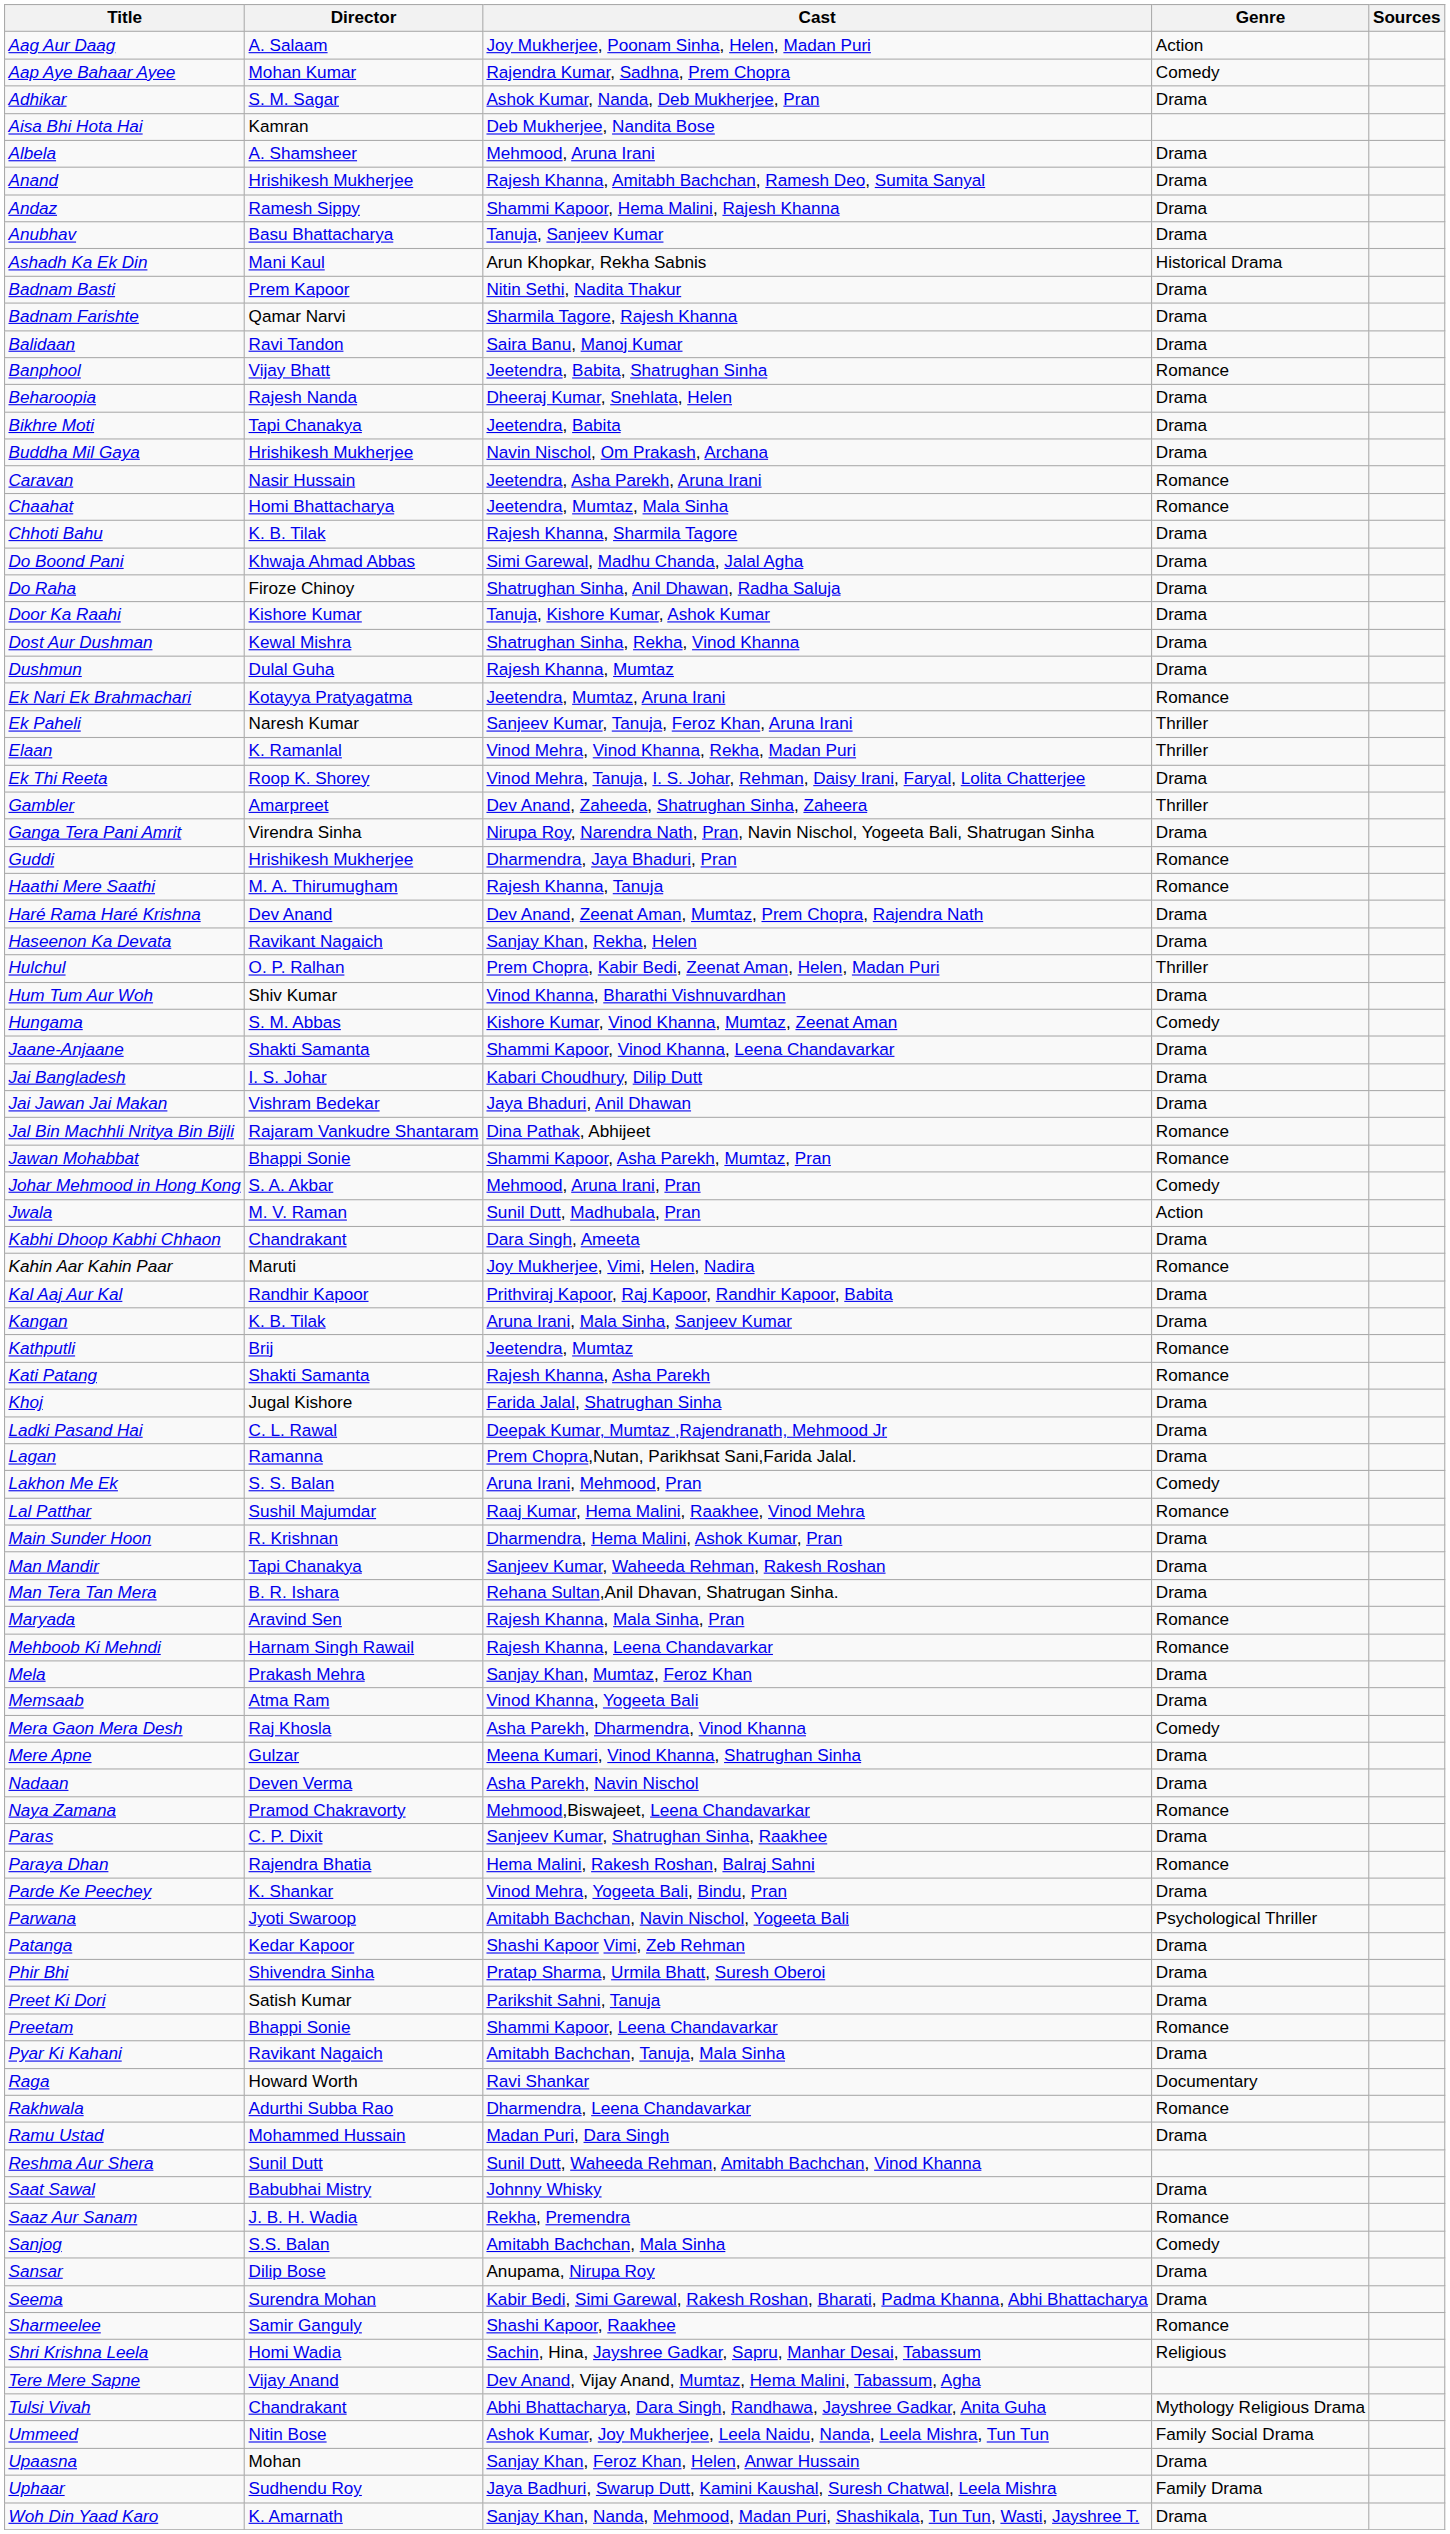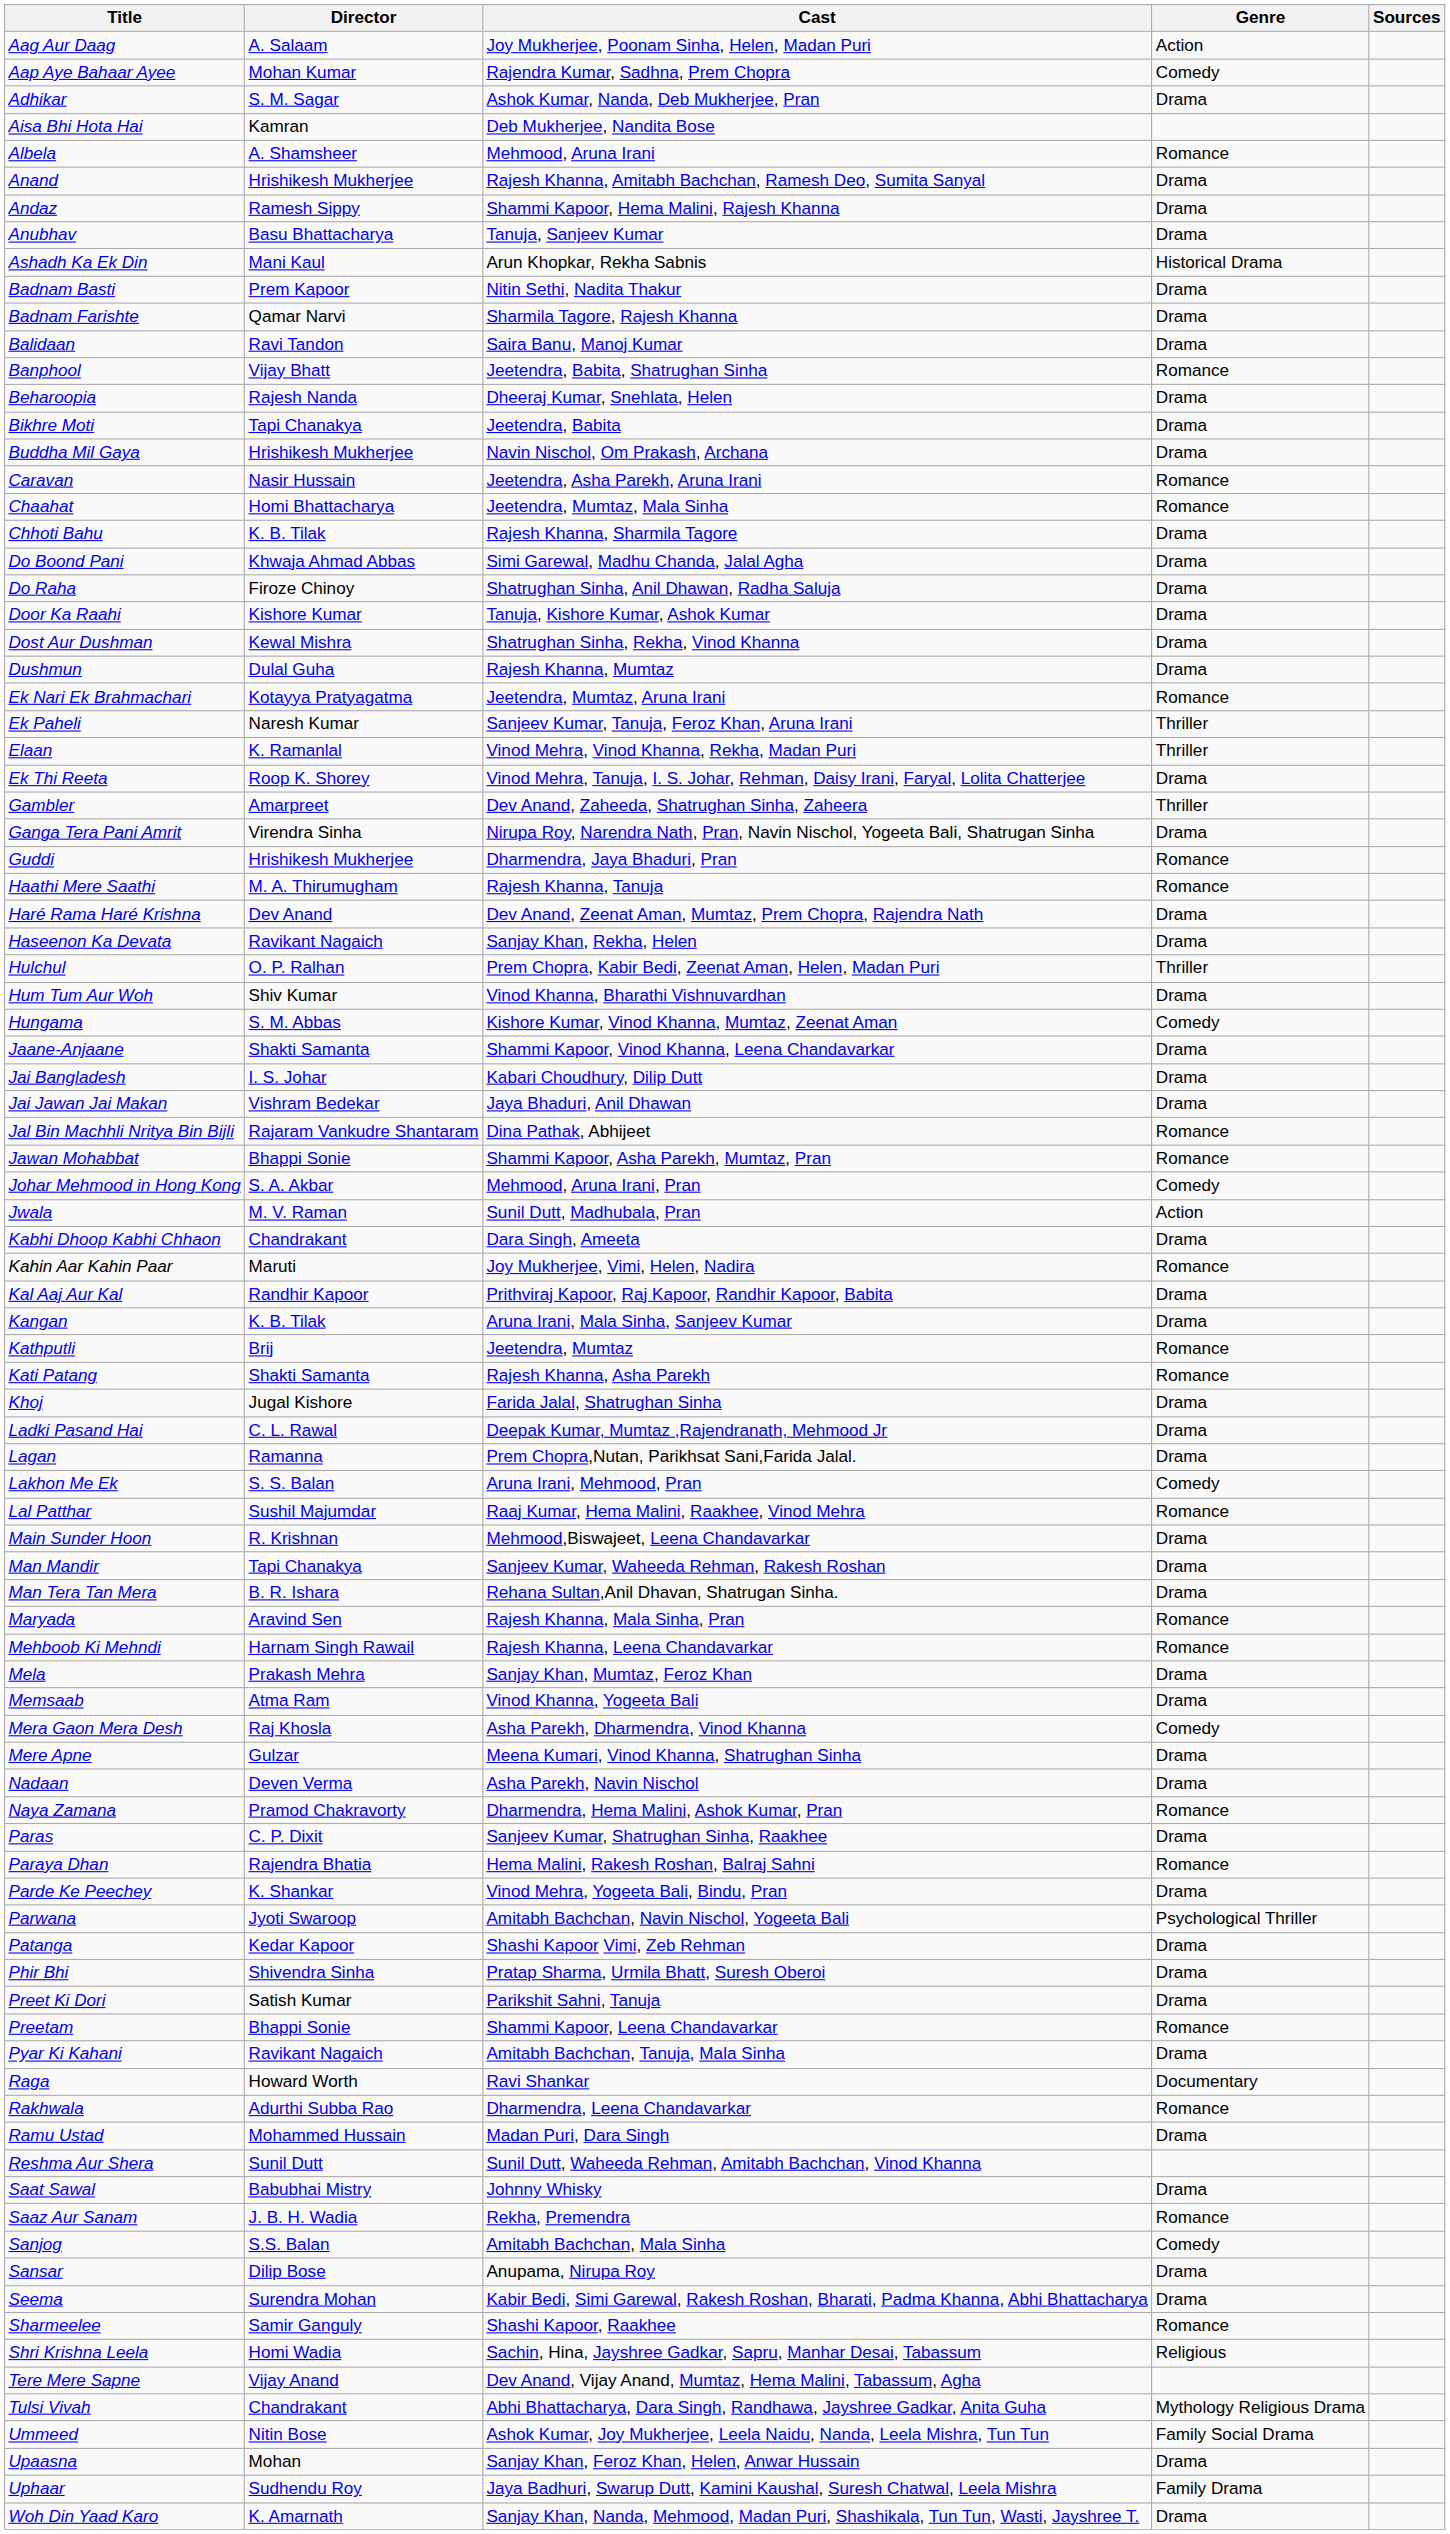(1181, 153) Drama -> (1192, 153) Romance
(664, 1538) Dharmendra, Hema Malini, Ashok Kumar, Pran -> (648, 1538) Mehmood,Biswajeet, Leena Chandavarkar
(648, 1810) Mehmood,Biswajeet, Leena Chandavarkar -> (664, 1810) Dharmendra, Hema Malini, Ashok Kumar, Pran
